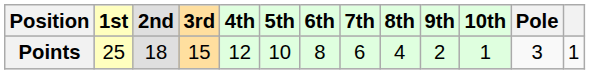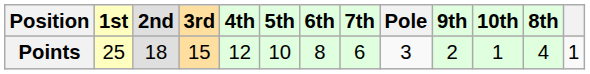columns swapped: (400, 20) <-> (537, 20)
